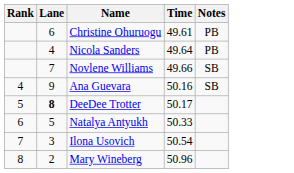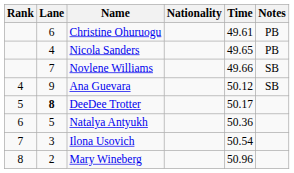+ column: (194, 13)
(180, 50) 49.64 -> (240, 50) 49.65
(180, 86) 50.16 -> (240, 86) 50.12
(180, 123) 50.33 -> (240, 123) 50.36
